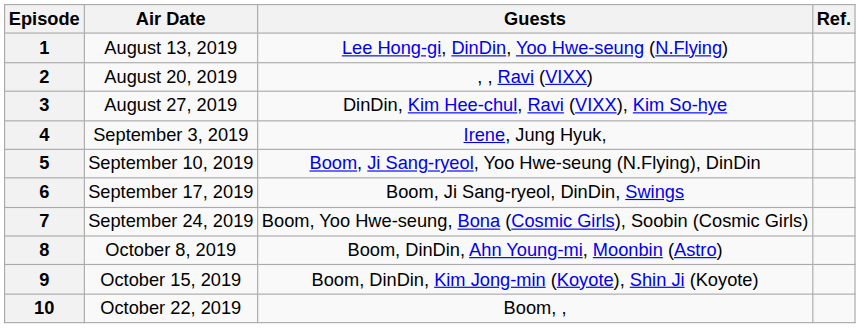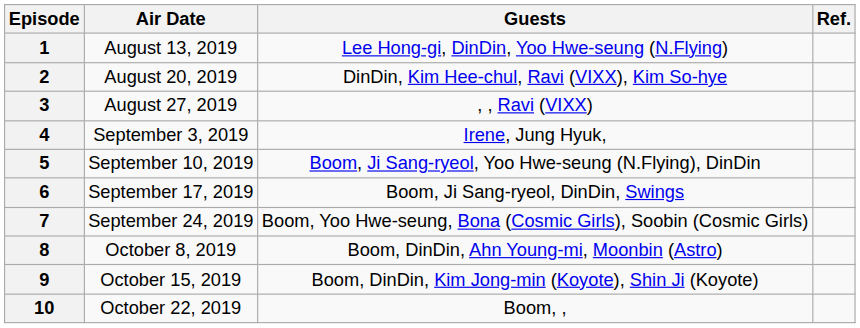(535, 76) , , Ravi (VIXX) -> (535, 76) DinDin, Kim Hee-chul, Ravi (VIXX), Kim So-hye
(535, 105) DinDin, Kim Hee-chul, Ravi (VIXX), Kim So-hye -> (535, 105) , , Ravi (VIXX)
